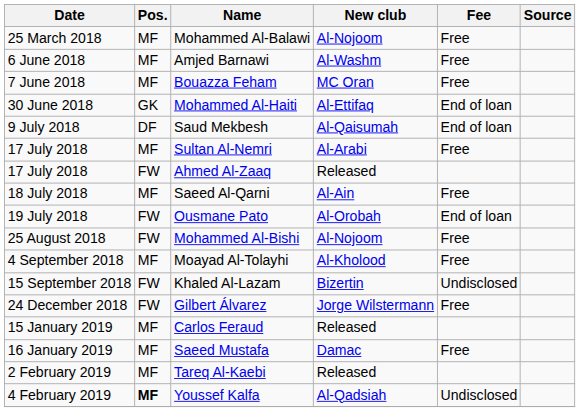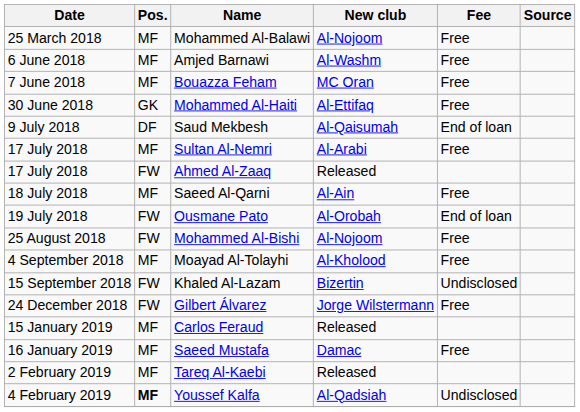(476, 104) End of loan -> (455, 104) Free
